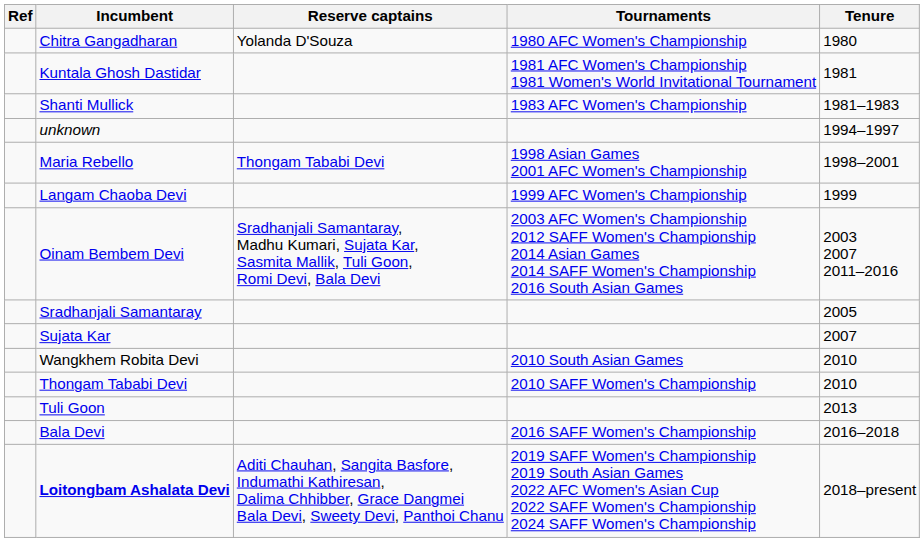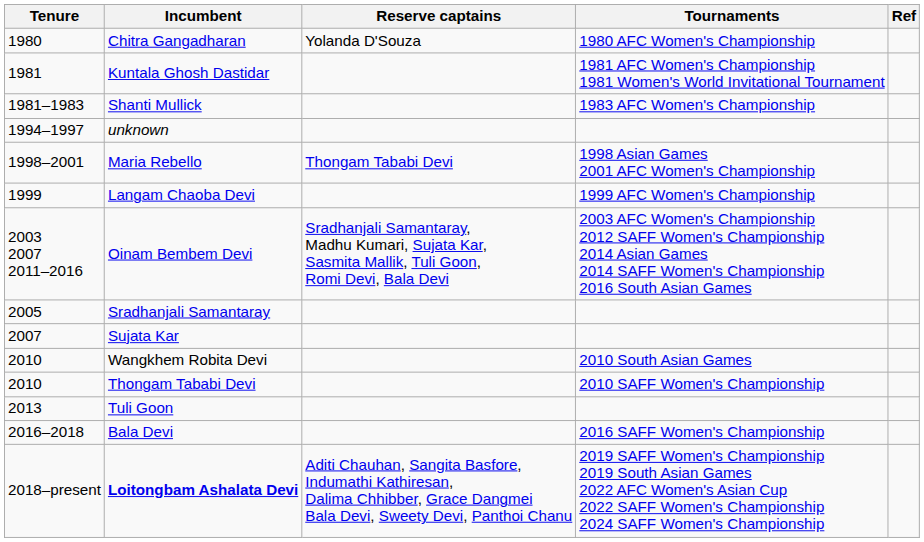columns swapped: (870, 16) <-> (20, 16)
